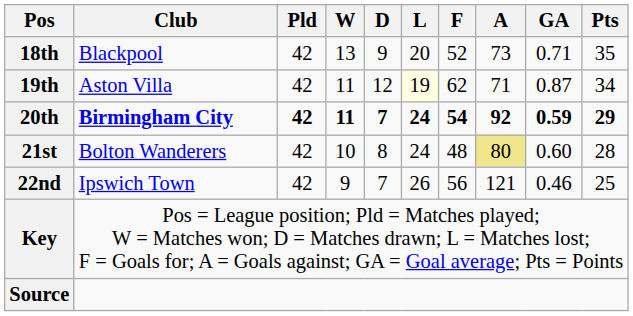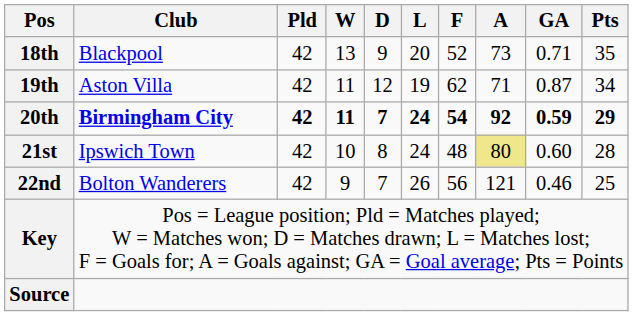(420, 85) lightyellow background -> (420, 85) no background
(152, 150) Bolton Wanderers -> (137, 150) Ipswich Town
(137, 183) Ipswich Town -> (152, 183) Bolton Wanderers
